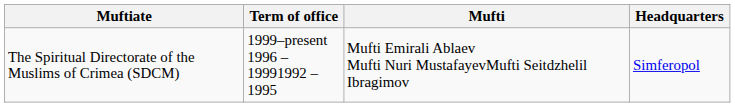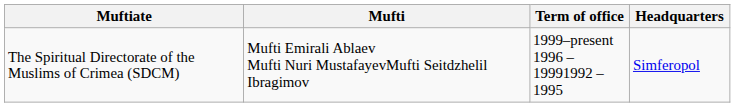columns swapped: (487, 16) <-> (294, 16)
